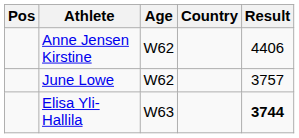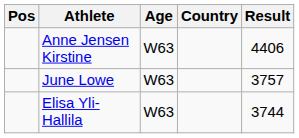(159, 48) W62 -> (159, 48) W63
(159, 80) W62 -> (159, 80) W63
(268, 112) bold -> (268, 112) normal
